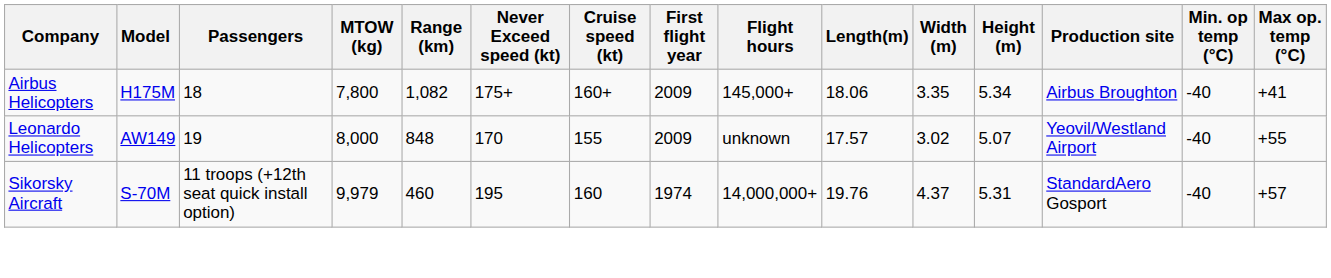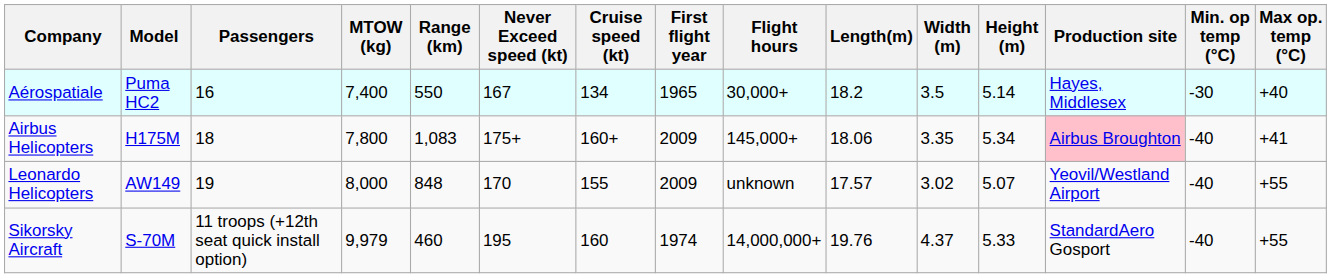+ row: (56, 92)
(427, 92) 1,082 -> (436, 138) 1,083
(1112, 92) no background -> (1115, 138) pink background
(995, 194) 5.31 -> (999, 240) 5.33
(1272, 194) +57 -> (1274, 240) +55
